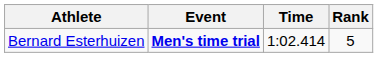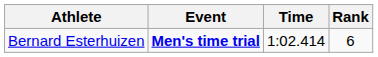(350, 40) 5 -> (350, 40) 6
